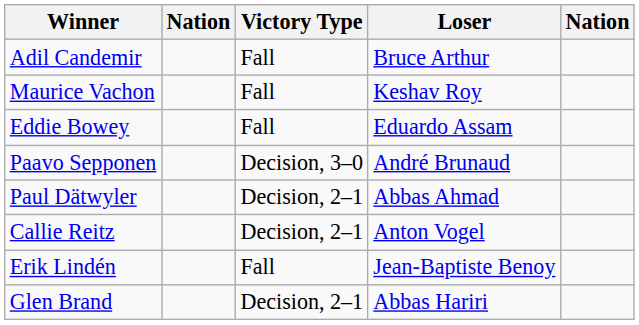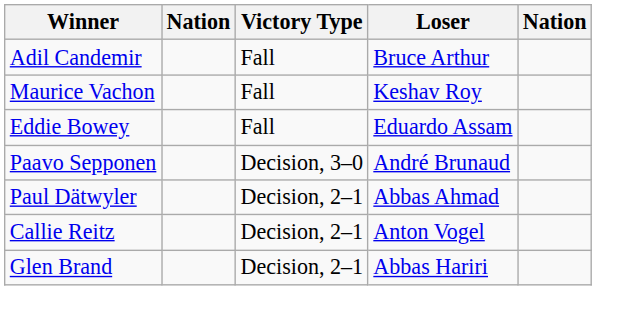- row: (63, 267)
